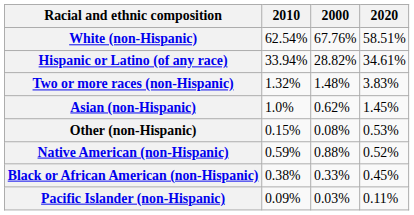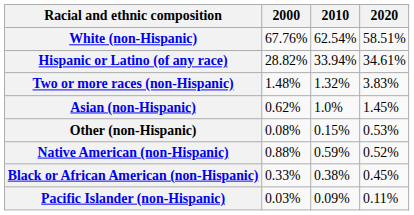columns swapped: (335, 16) <-> (286, 16)
